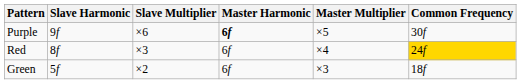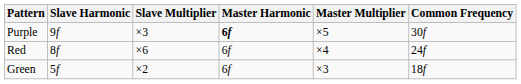(142, 32) ×6 -> (142, 32) ×3
(142, 50) ×3 -> (142, 50) ×6
(419, 50) gold background -> (419, 50) no background
